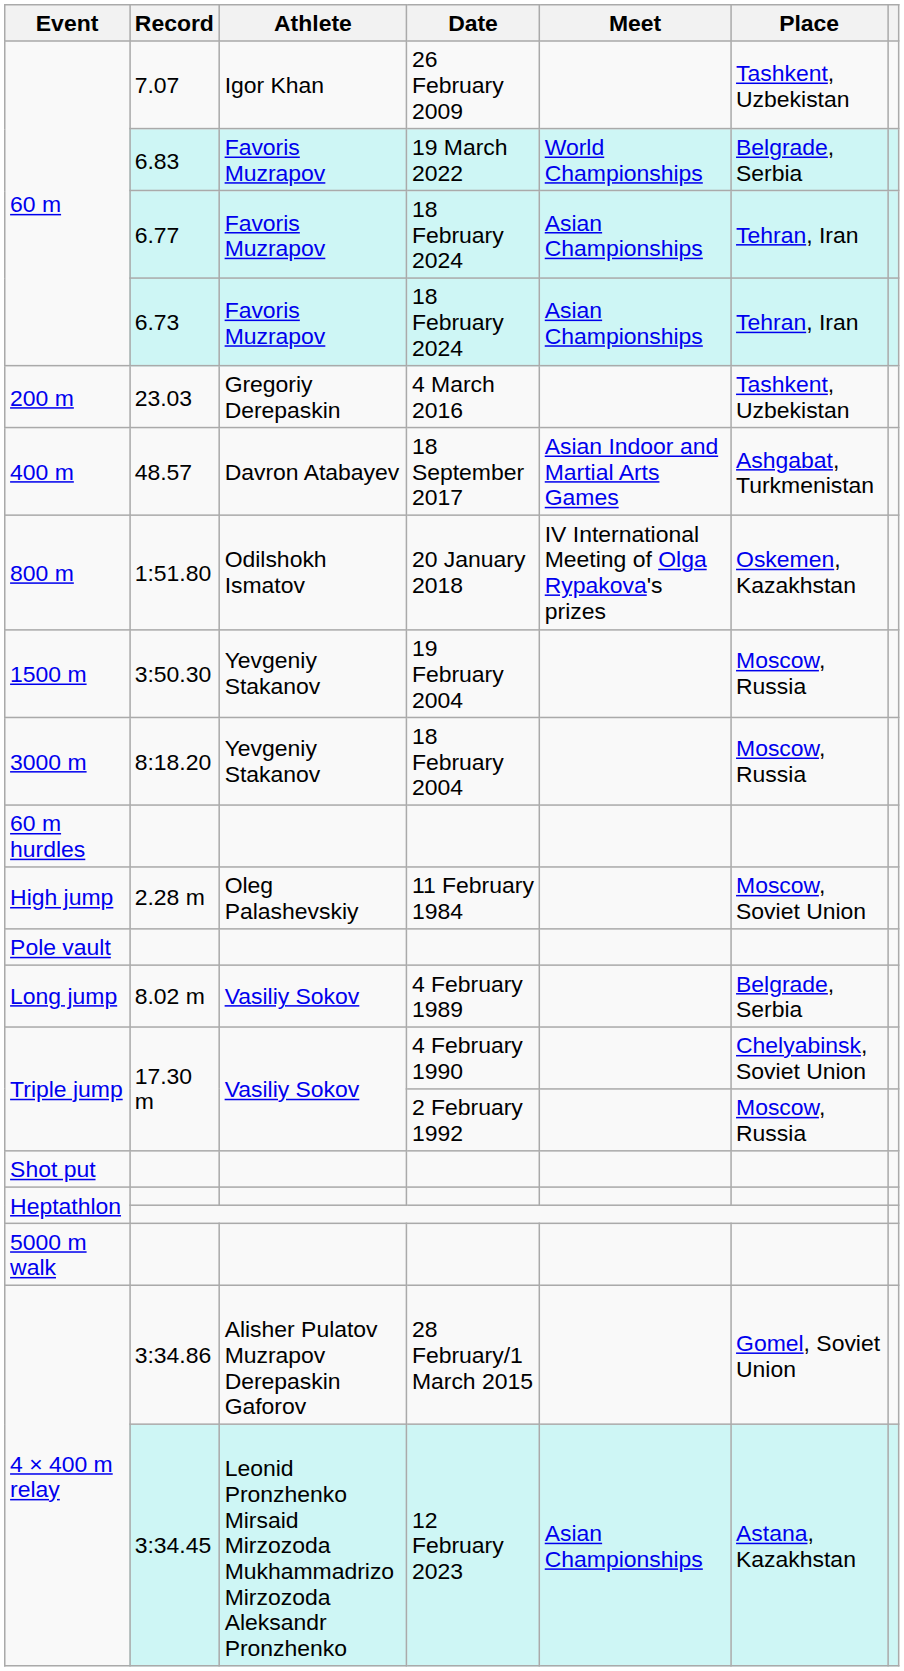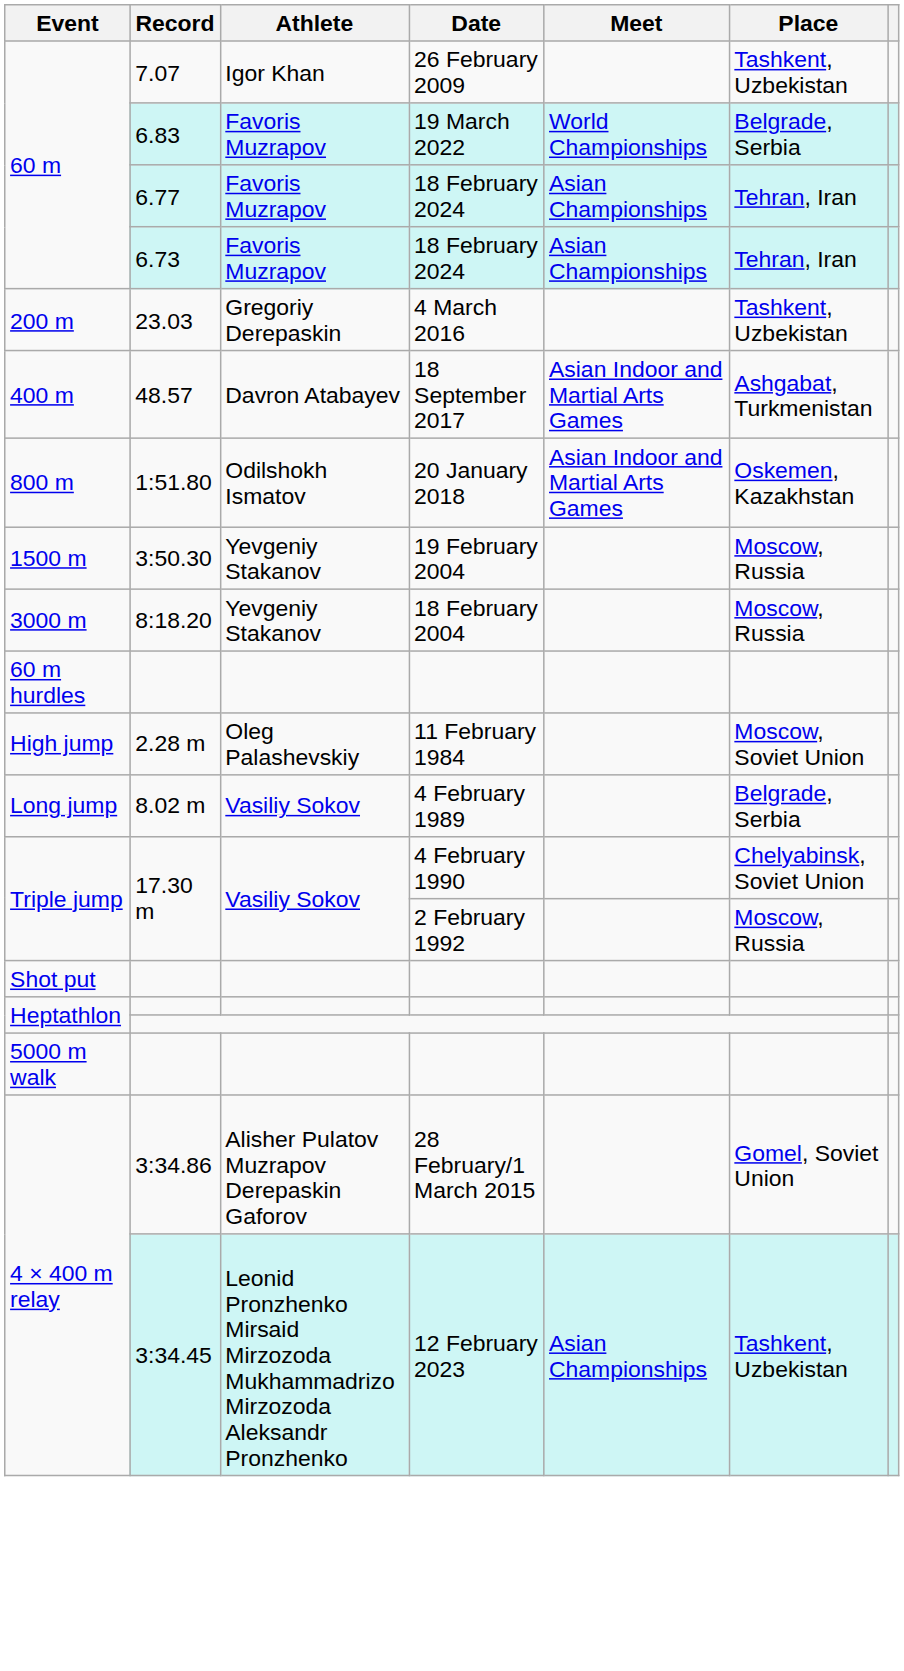(626, 573) IV International Meeting of Olga Rypakova's prizes -> (636, 483) Asian Indoor and Martial Arts Games
- row: (60, 947)
(796, 1546) Astana, Kazakhstan -> (791, 1355) Tashkent, Uzbekistan
